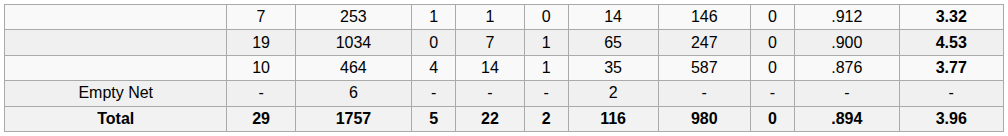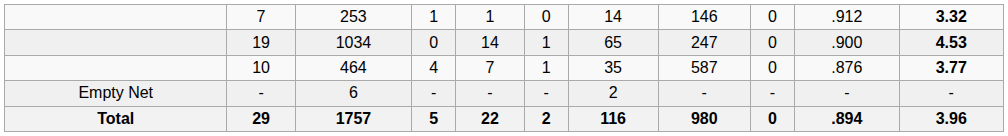(490, 42) 7 -> (490, 42) 14
(490, 67) 14 -> (490, 67) 7
